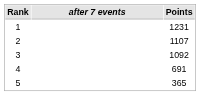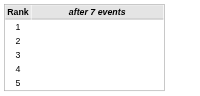- column: (179, 12)
